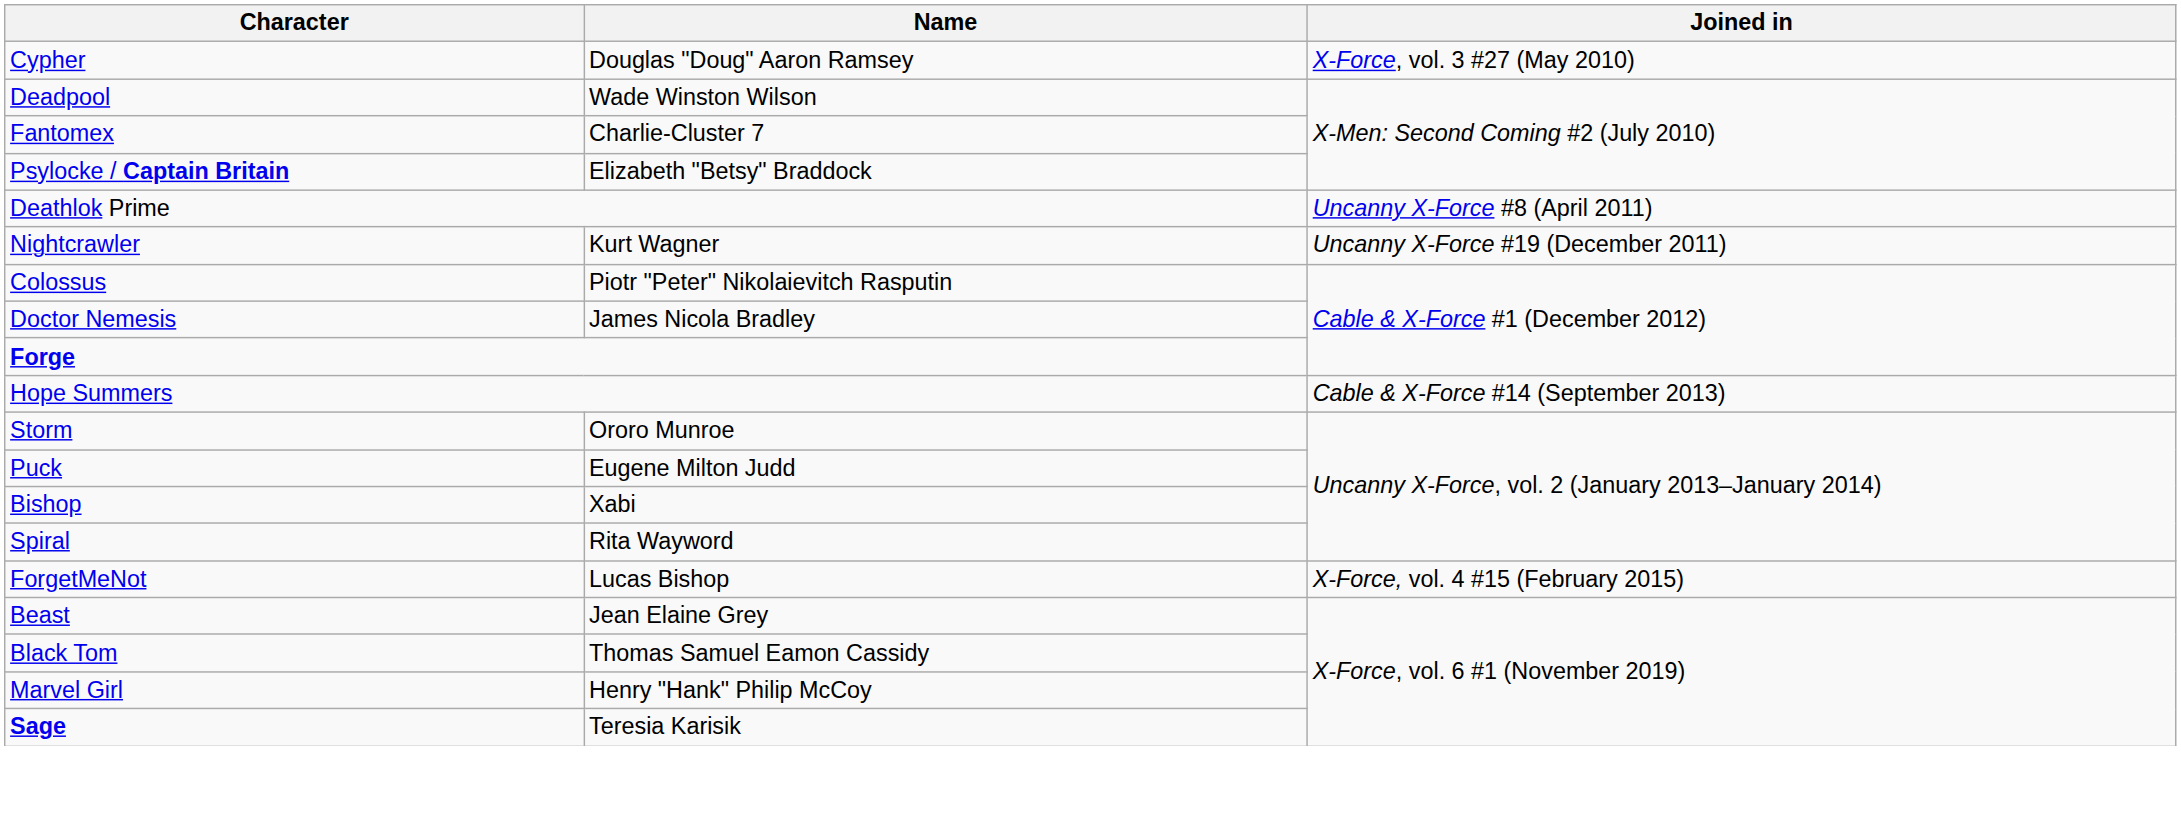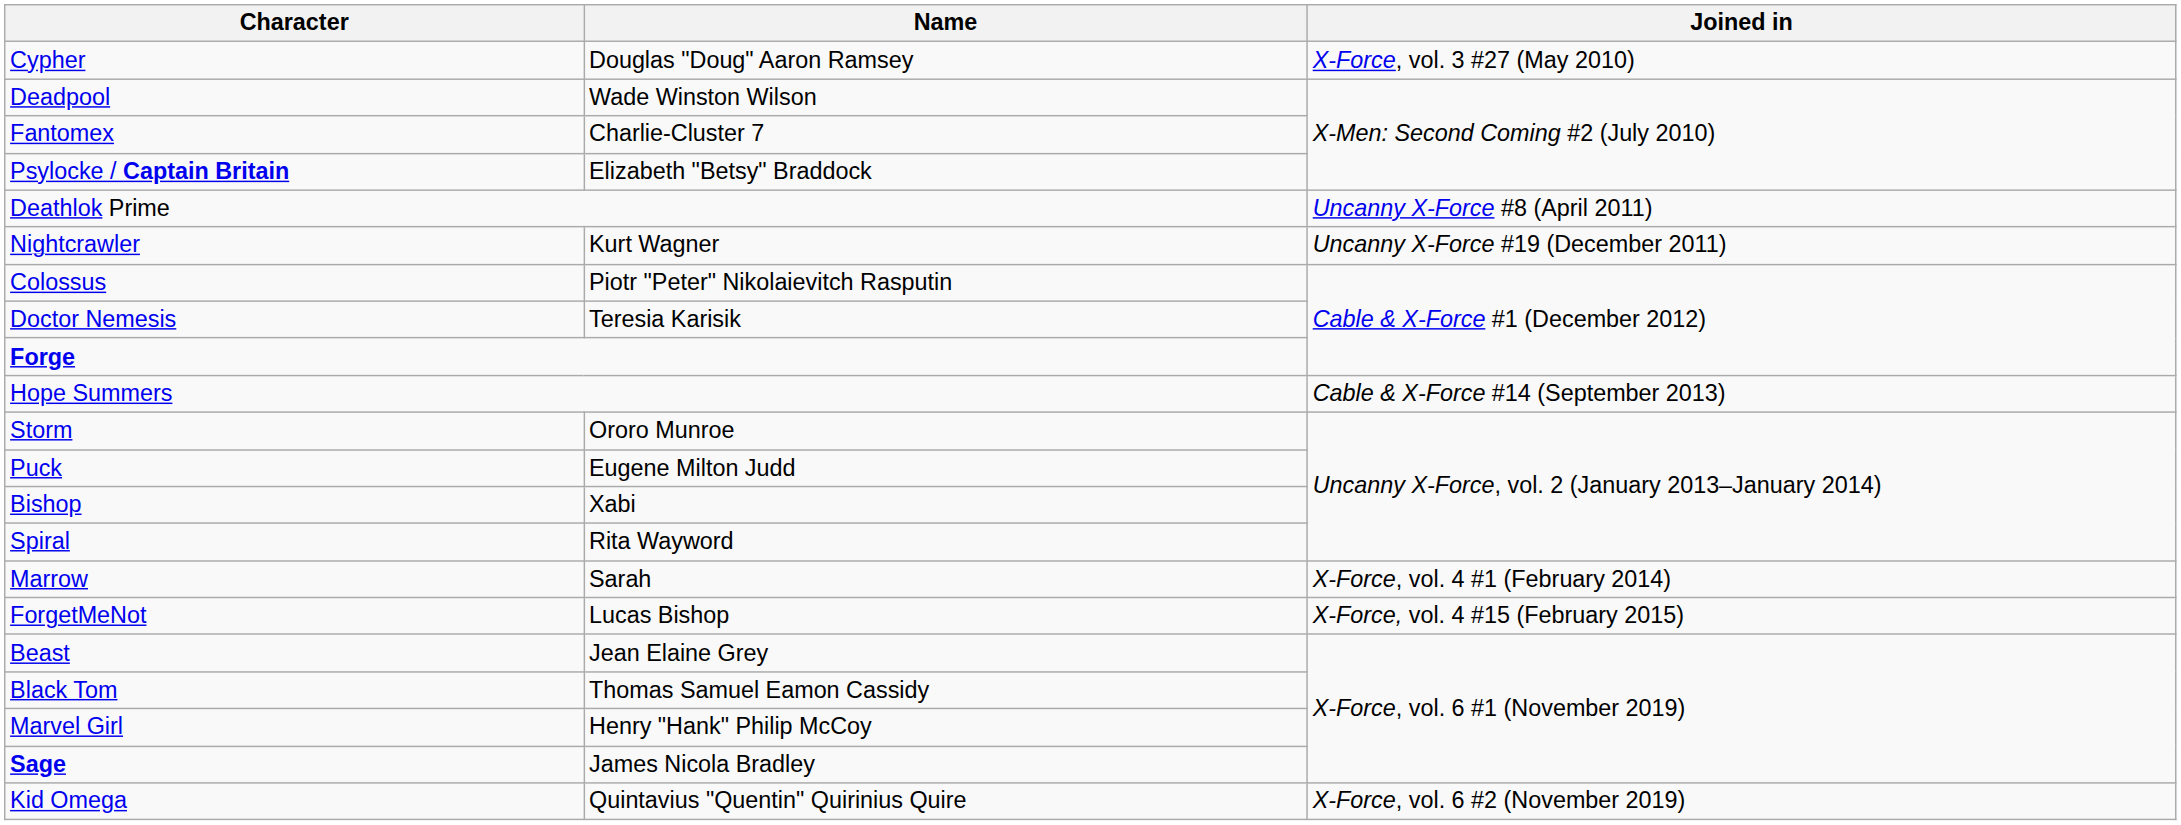(702, 319) James Nicola Bradley -> (665, 319) Teresia Karisik
+ row: (49, 578)
(665, 726) Teresia Karisik -> (702, 763) James Nicola Bradley
+ row: (69, 801)
